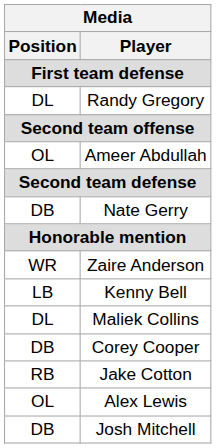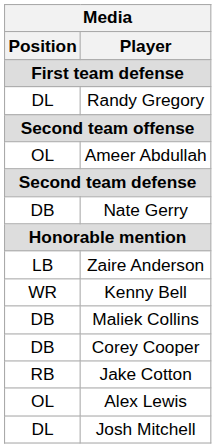(43, 264) WR -> (43, 264) LB
(43, 292) LB -> (43, 292) WR
(43, 319) DL -> (43, 319) DB
(43, 429) DB -> (43, 429) DL
